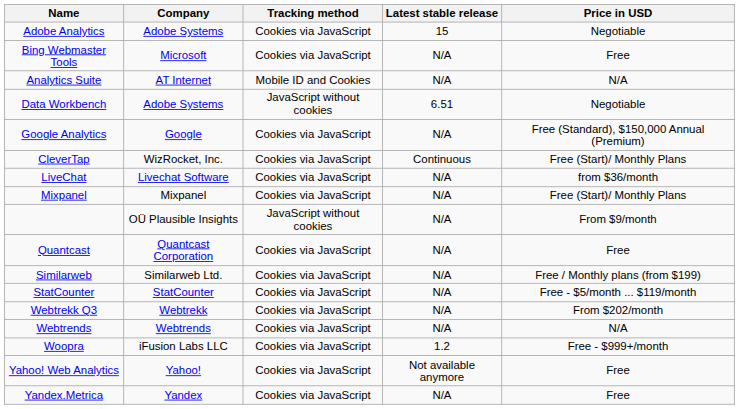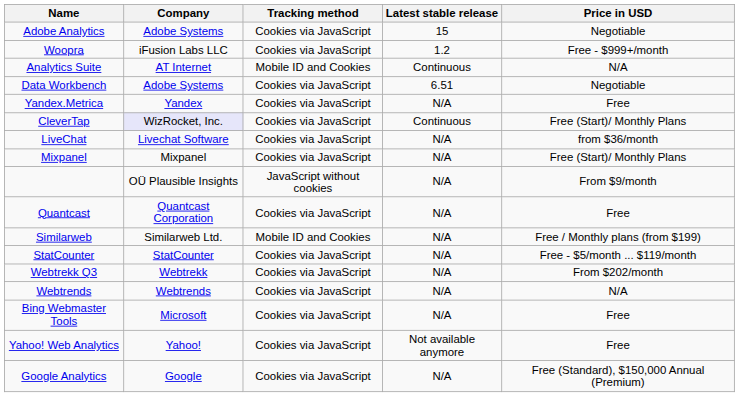rows swapped: (64, 55) <-> (64, 346)
(442, 80) N/A -> (442, 67) Continuous
(313, 104) JavaScript without cookies -> (313, 85) Cookies via JavaScript
rows swapped: (64, 135) <-> (64, 395)
(183, 159) no background -> (183, 121) lavender background
(313, 274) Cookies via JavaScript -> (313, 236) Mobile ID and Cookies
